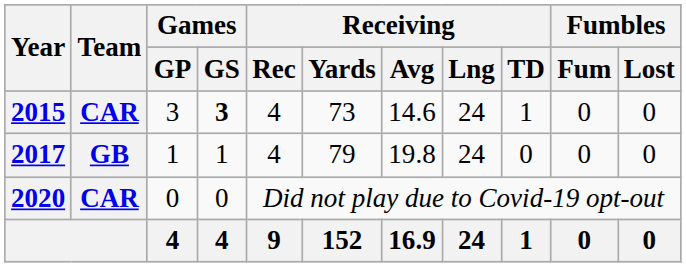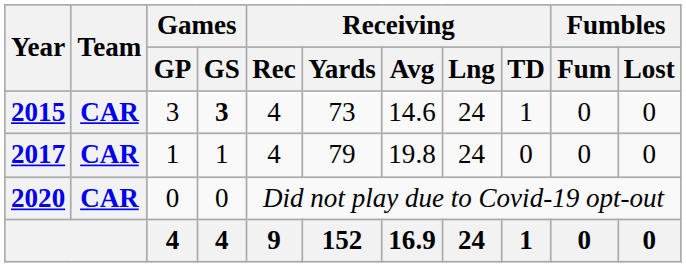(109, 154) GB -> (109, 154) CAR
